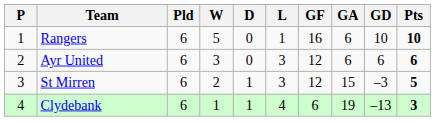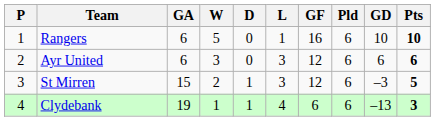columns swapped: (183, 15) <-> (348, 15)
